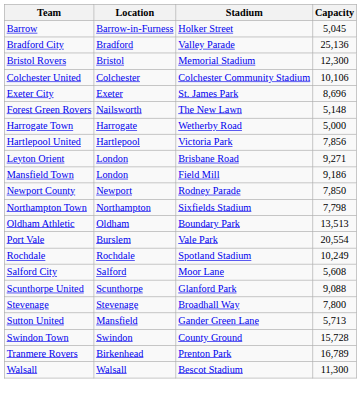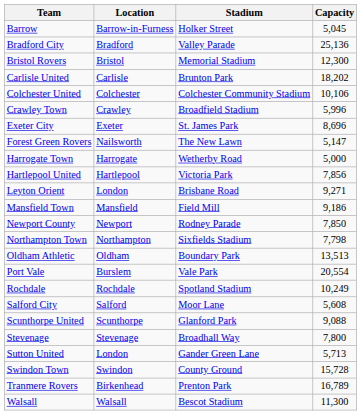+ row: (38, 77)
+ row: (37, 110)
(335, 110) 5,148 -> (335, 142) 5,147
(112, 175) London -> (117, 207) Mansfield
(117, 321) Mansfield -> (112, 353) London
